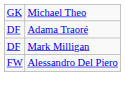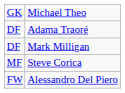+ row: (55, 63)
